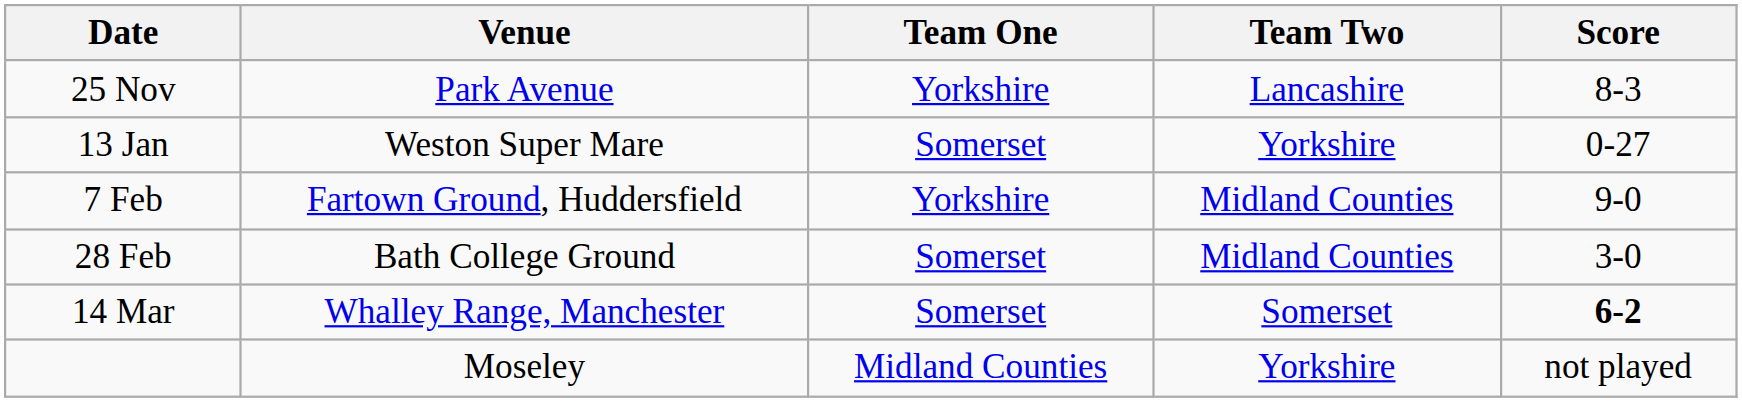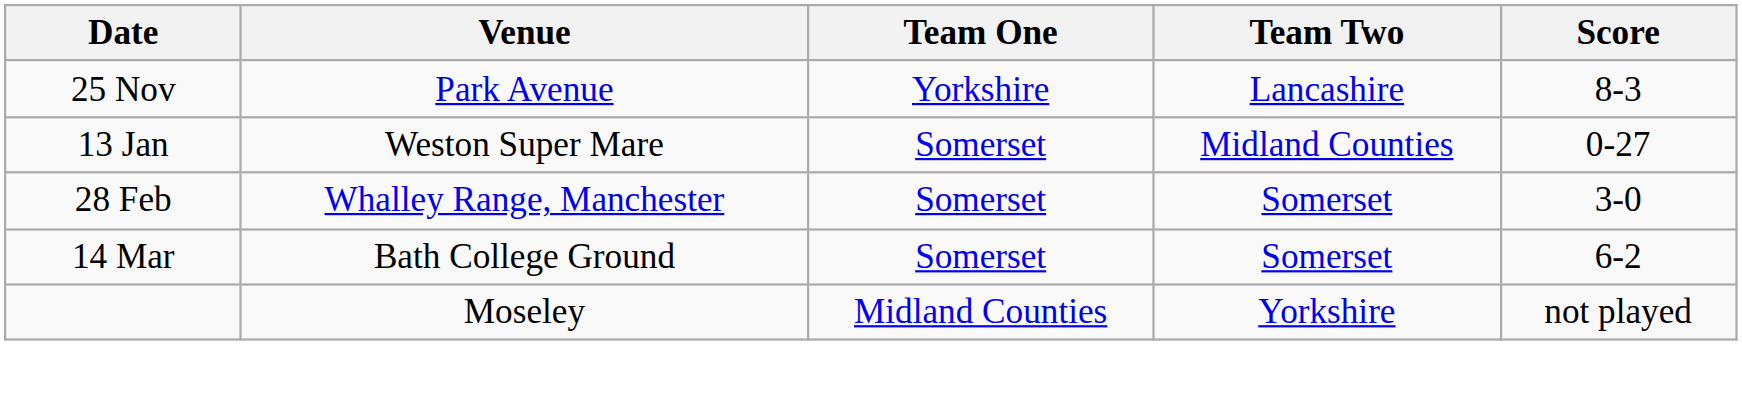(1327, 144) Yorkshire -> (1327, 144) Midland Counties
- row: (123, 199)
(524, 255) Bath College Ground -> (524, 199) Whalley Range, Manchester
(1327, 255) Midland Counties -> (1327, 199) Somerset
(524, 311) Whalley Range, Manchester -> (524, 255) Bath College Ground
(1618, 311) bold -> (1618, 255) normal
